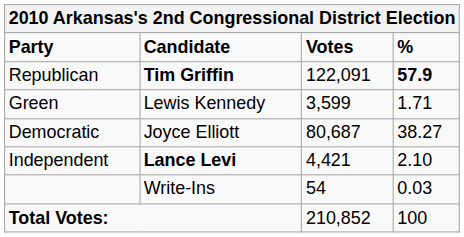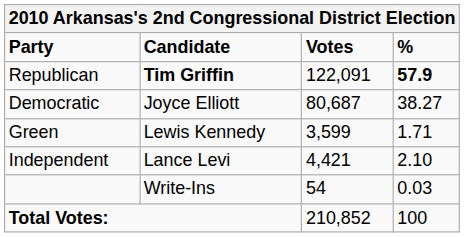rows swapped: (54, 132) <-> (34, 103)
(190, 160) bold -> (187, 160) normal
